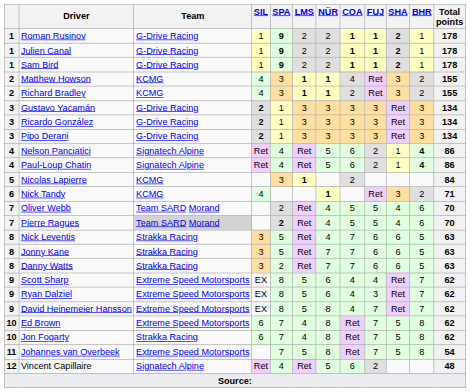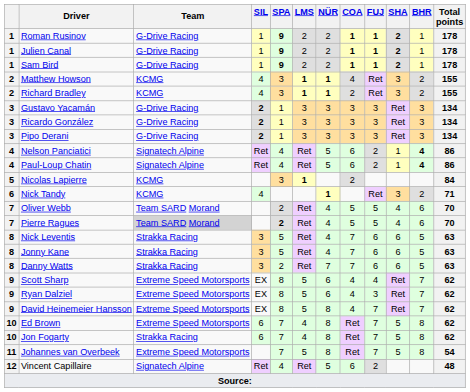(328, 251) 7 -> (328, 251) 4
